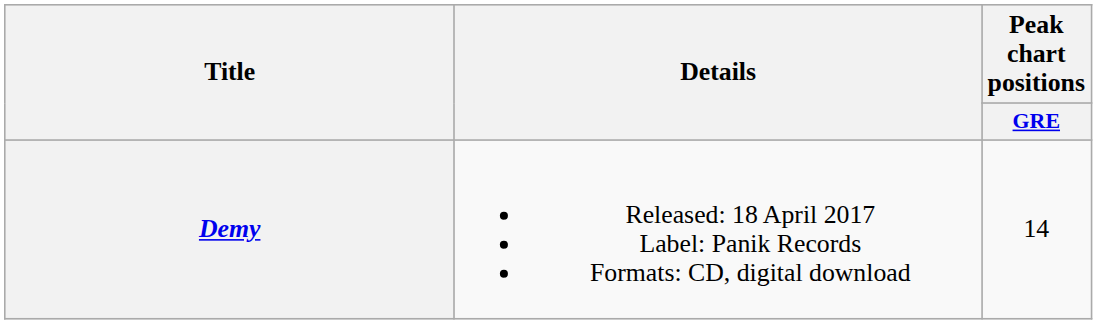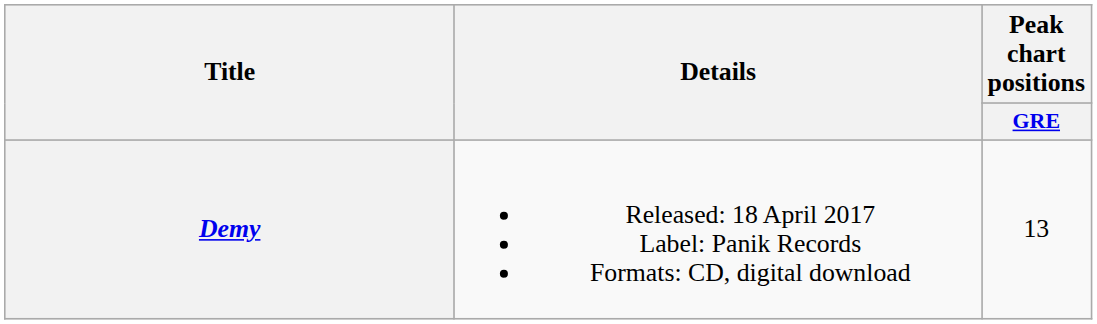(1036, 229) 14 -> (1036, 229) 13
